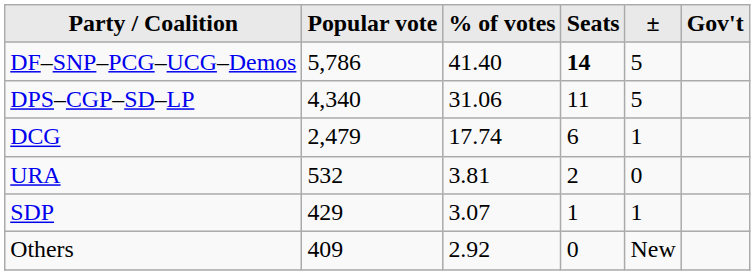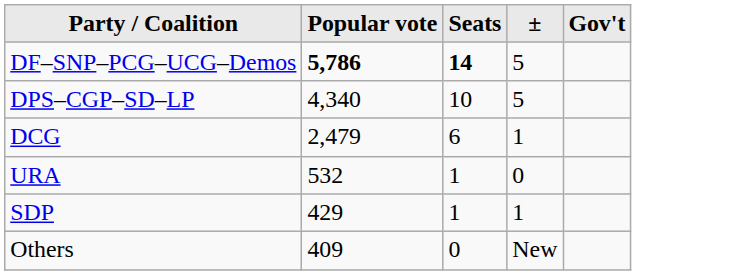- column: (502, 23)
(334, 61) normal -> (334, 61) bold
(578, 99) 11 -> (460, 99) 10
(573, 174) 2 -> (454, 174) 1
